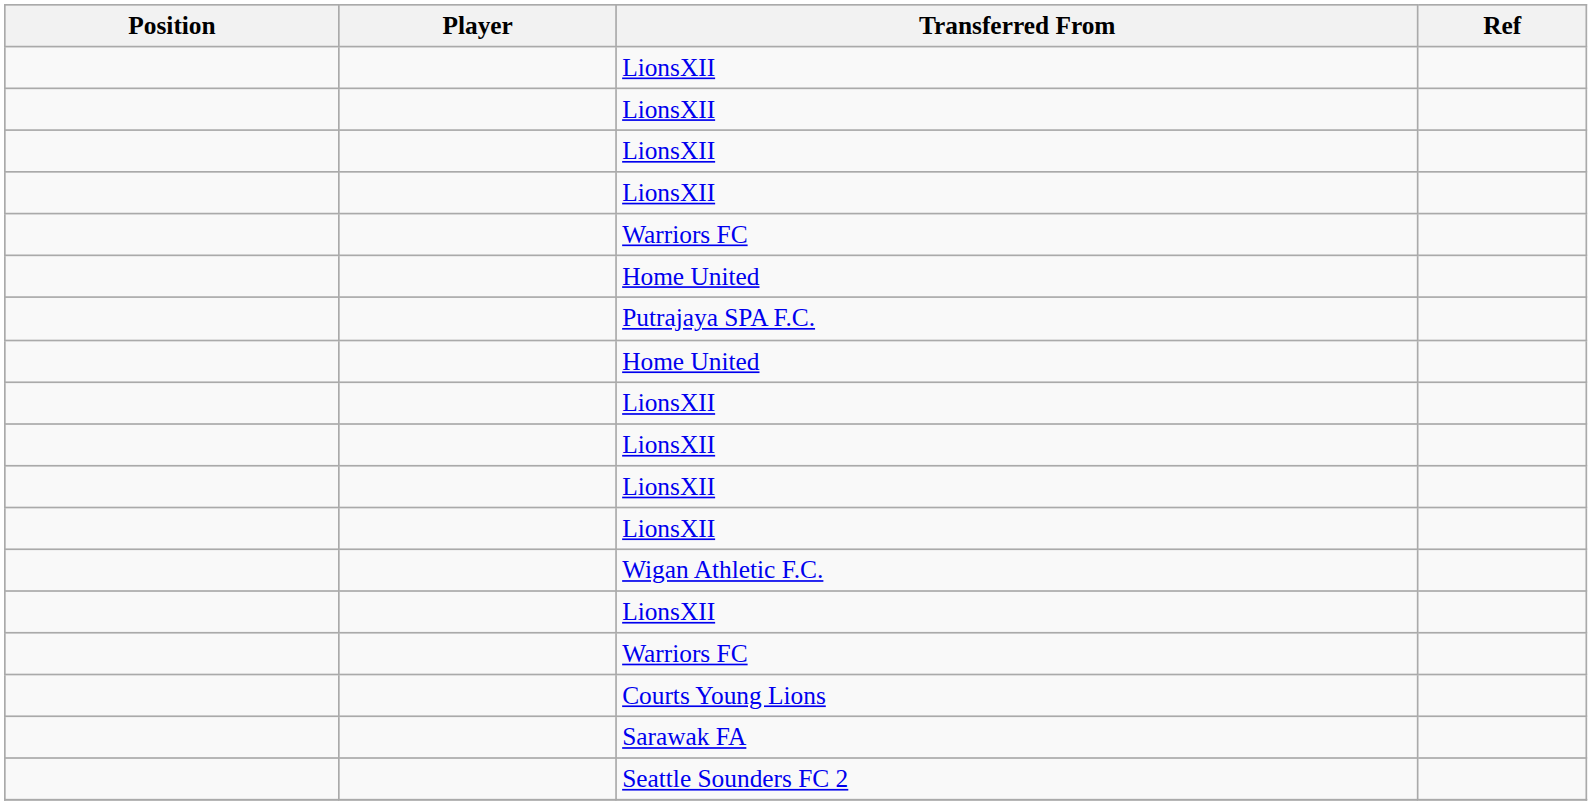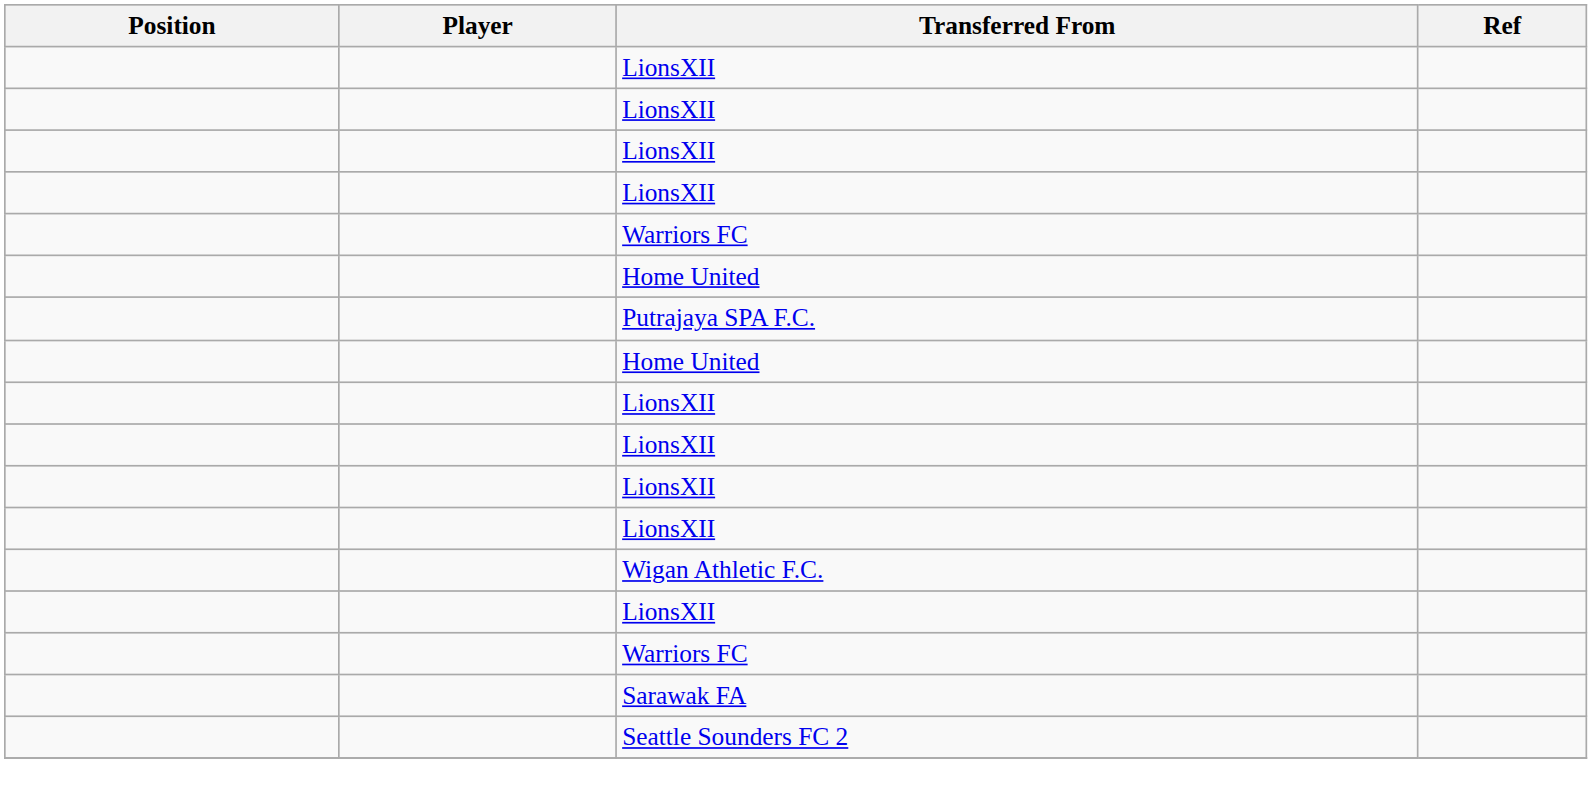- row: (172, 696)
